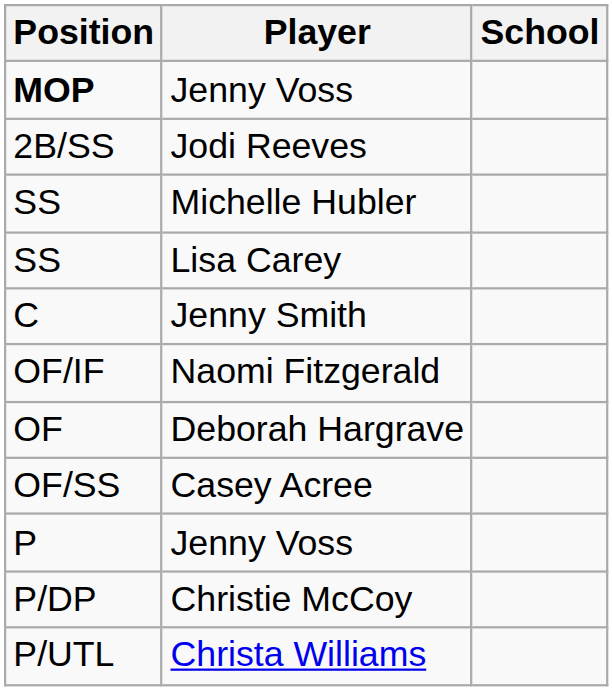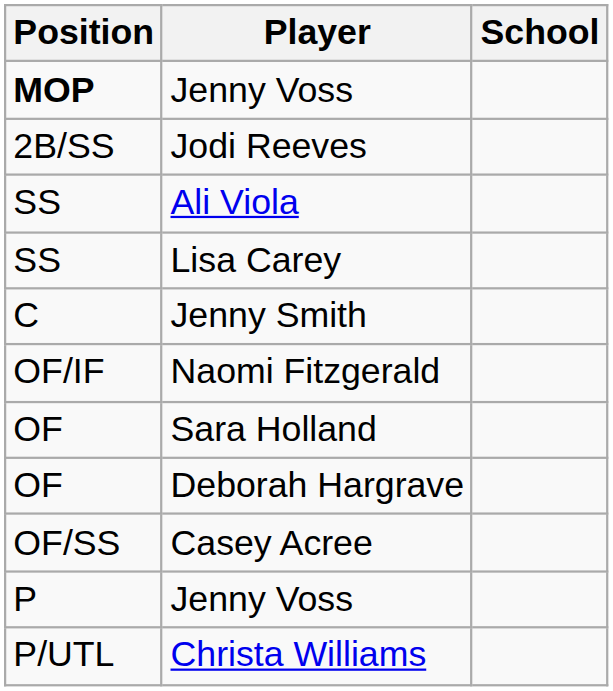- row: (37, 202)
+ row: (37, 202)
+ row: (38, 428)
- row: (55, 598)
